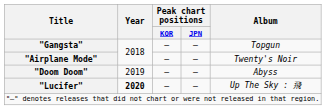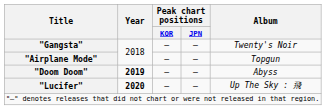(266, 46) Topgun -> (266, 46) Twenty's Noir
(266, 59) Twenty's Noir -> (266, 59) Topgun
(135, 72) normal -> (135, 72) bold
